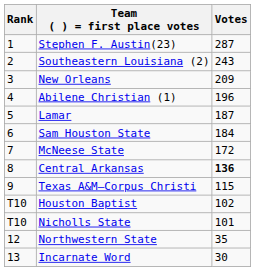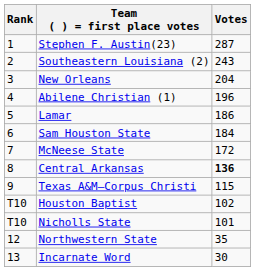(225, 79) 209 -> (225, 79) 204
(225, 115) 187 -> (225, 115) 186
